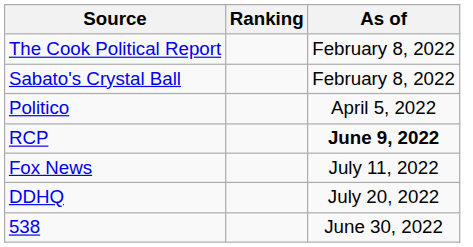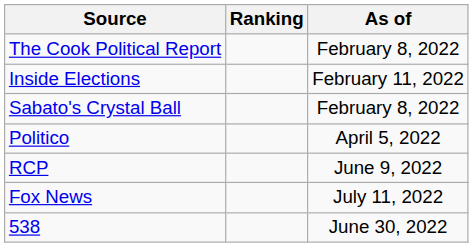+ row: (74, 78)
(384, 138) bold -> (388, 167) normal
- row: (36, 197)
